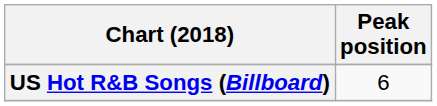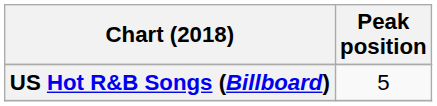(383, 82) 6 -> (383, 82) 5
